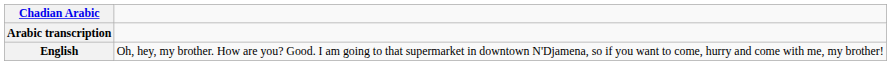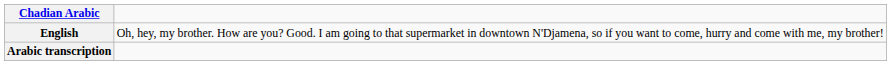rows swapped: (59, 32) <-> (59, 51)
